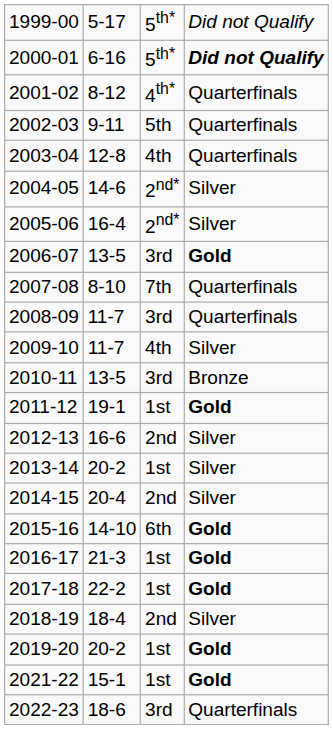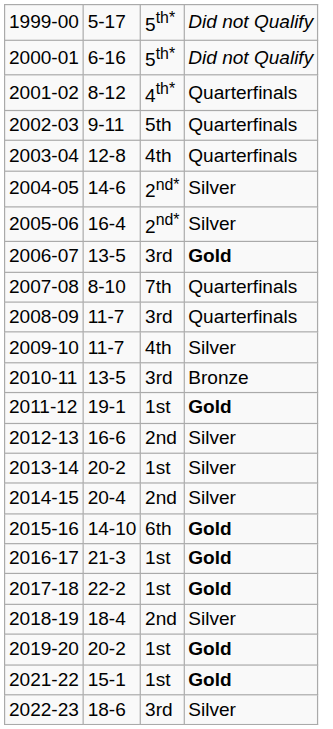(256, 57) bold -> (251, 57) normal
(243, 709) Quarterfinals -> (212, 709) Silver
